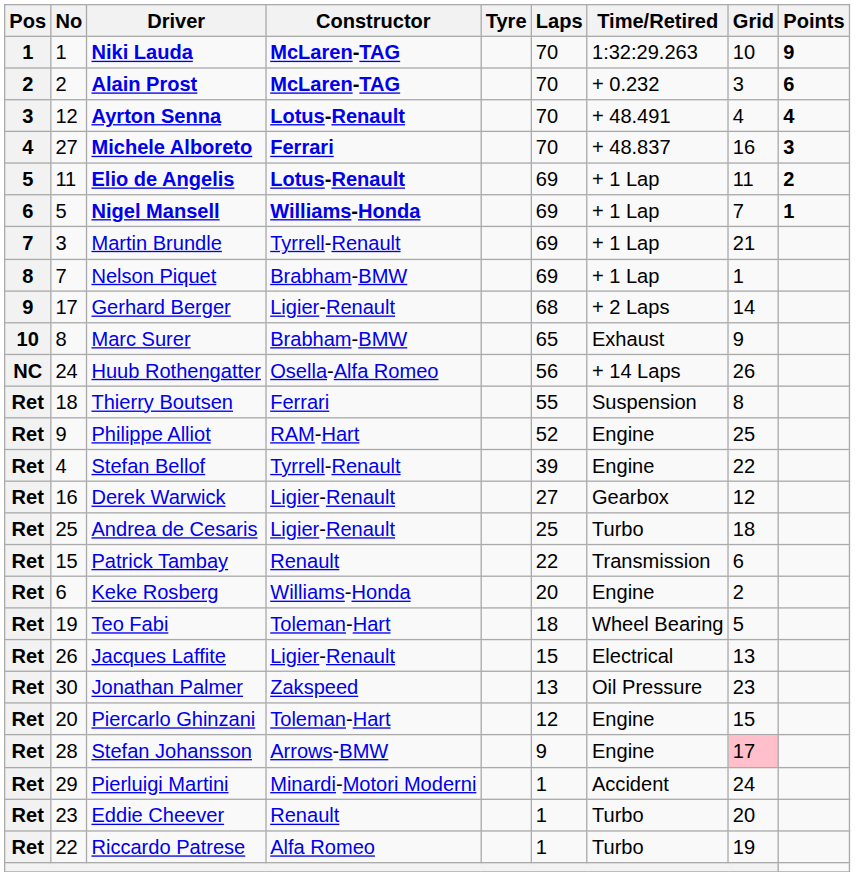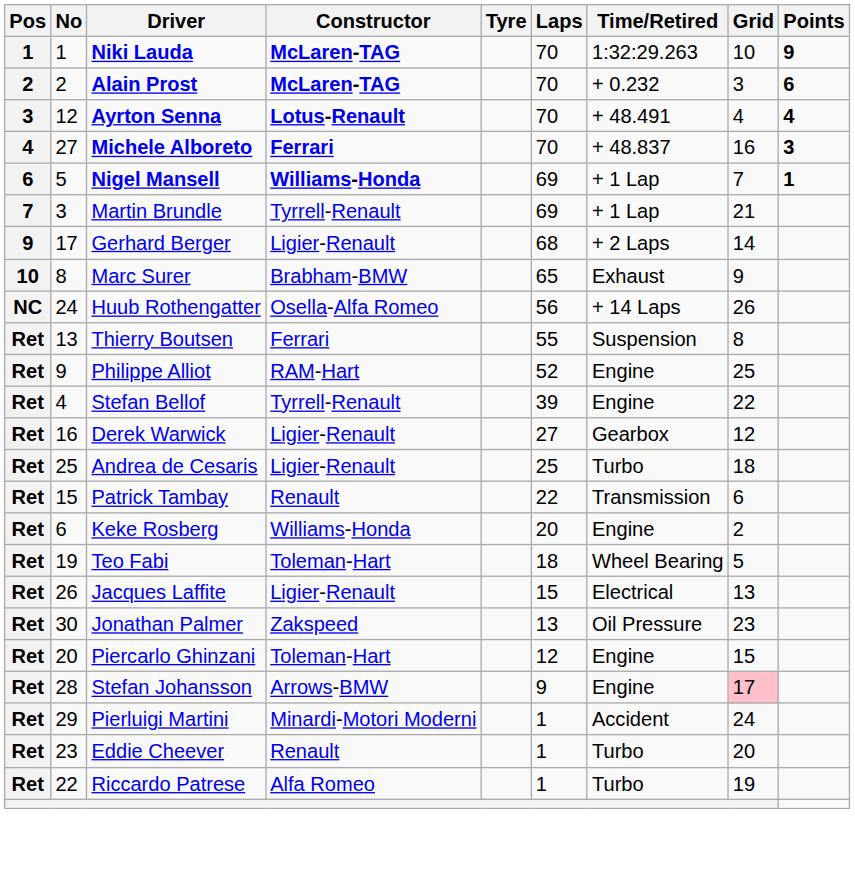- row: (163, 180)
- row: (154, 275)
(67, 402) 18 -> (67, 338) 13
